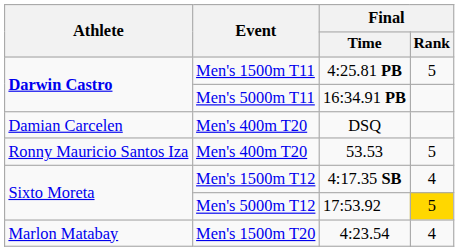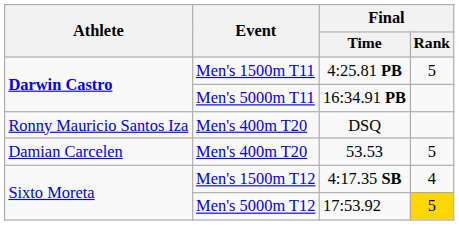(66, 125) Damian Carcelen -> (98, 125) Ronny Mauricio Santos Iza
(98, 152) Ronny Mauricio Santos Iza -> (66, 152) Damian Carcelen
- row: (365, 233)
